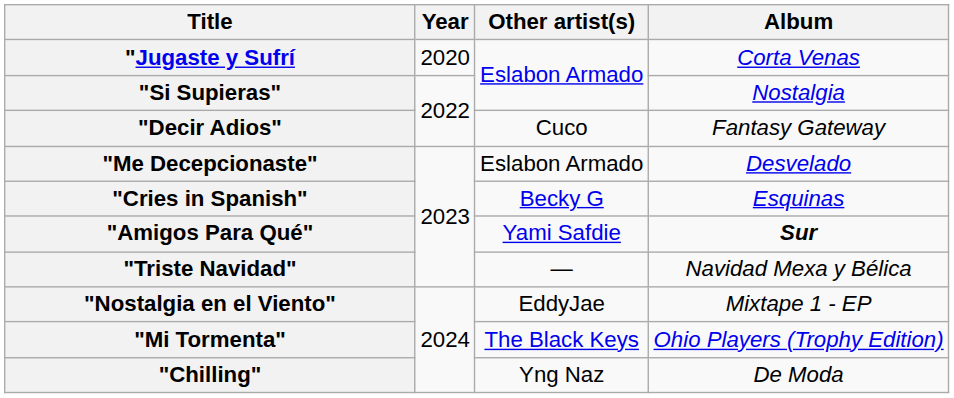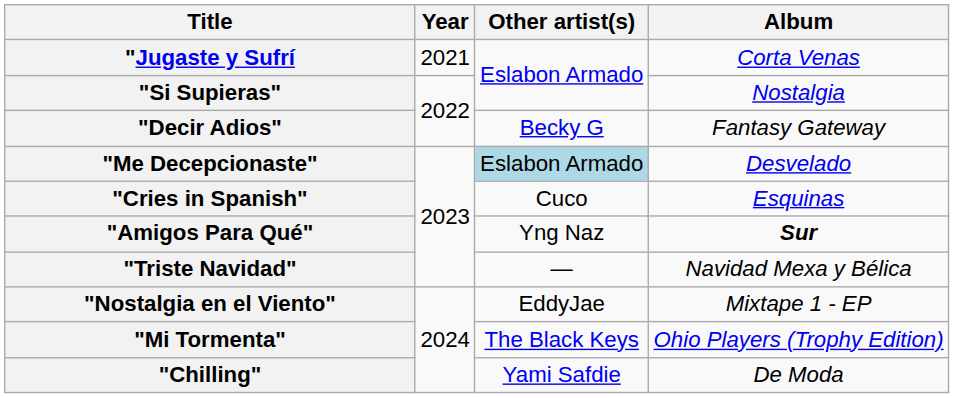(445, 57) 2020 -> (445, 57) 2021
(562, 127) Cuco -> (562, 127) Becky G
(562, 163) no background -> (562, 163) lightblue background
(562, 198) Becky G -> (562, 198) Cuco
(562, 233) Yami Safdie -> (562, 233) Yng Naz
(562, 374) Yng Naz -> (562, 374) Yami Safdie
